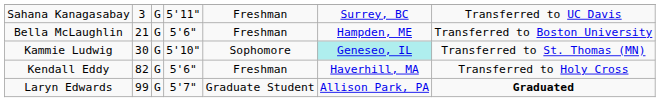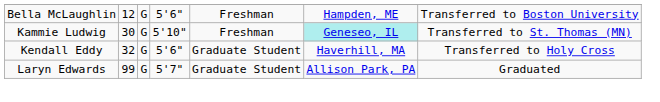- row: (68, 14)
(142, 32) 21 -> (128, 14) 12
(260, 51) Sophomore -> (247, 32) Freshman
(142, 69) 82 -> (128, 51) 32
(260, 69) Freshman -> (247, 51) Graduate Student
(543, 87) bold -> (530, 69) normal
